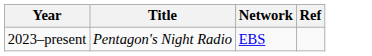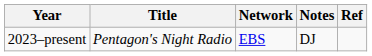+ column: (317, 16)
